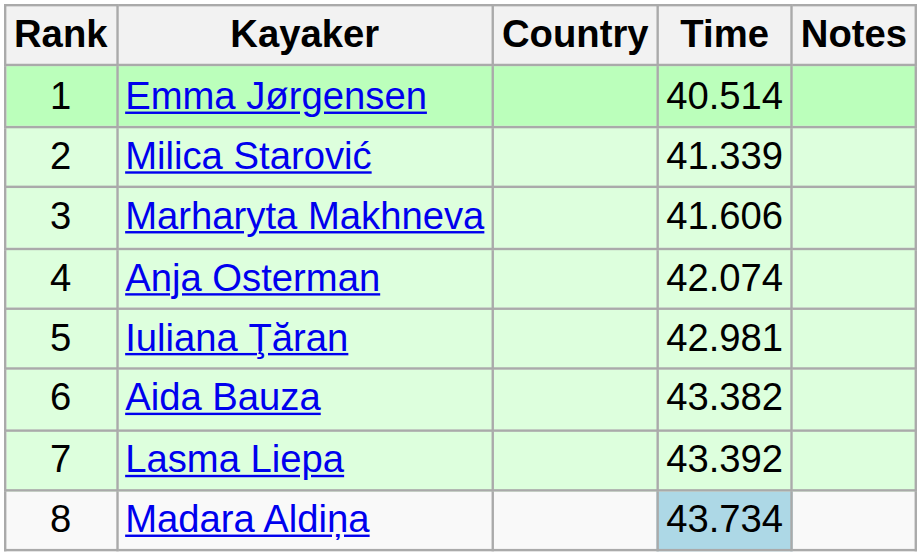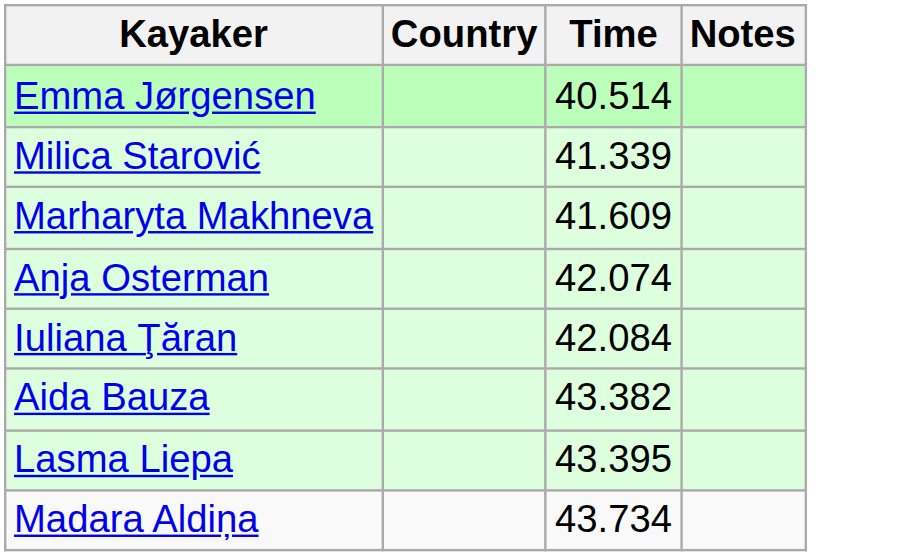- column: (61, 34)
(725, 216) 41.606 -> (614, 216) 41.609
(725, 338) 42.981 -> (614, 338) 42.084
(725, 459) 43.392 -> (614, 459) 43.395
(725, 519) lightblue background -> (614, 519) no background
